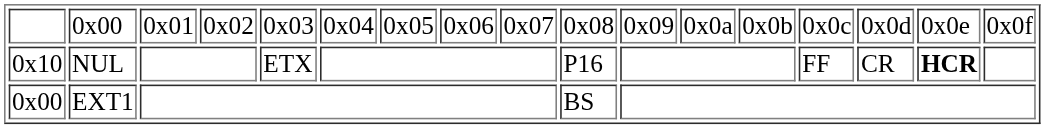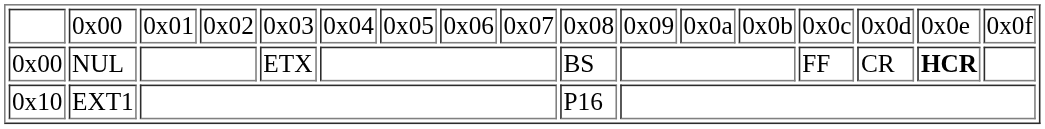(37, 63) 0x10 -> (37, 63) 0x00
(583, 63) P16 -> (579, 63) BS
(37, 101) 0x00 -> (37, 101) 0x10
(579, 101) BS -> (583, 101) P16
